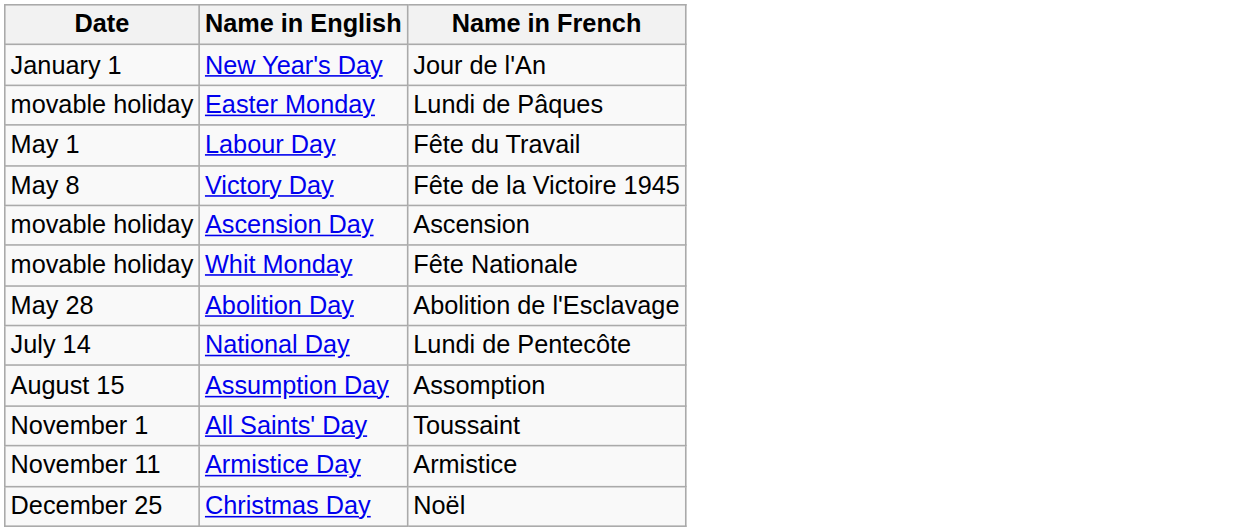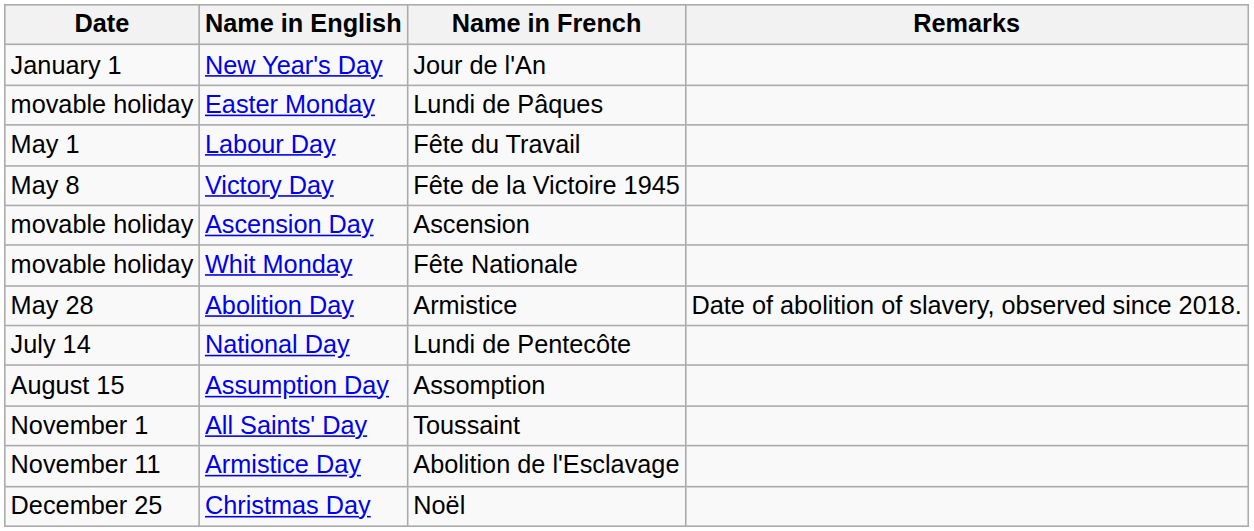+ column: (967, 24)
(546, 305) Abolition de l'Esclavage -> (465, 305) Armistice
(465, 465) Armistice -> (546, 465) Abolition de l'Esclavage
